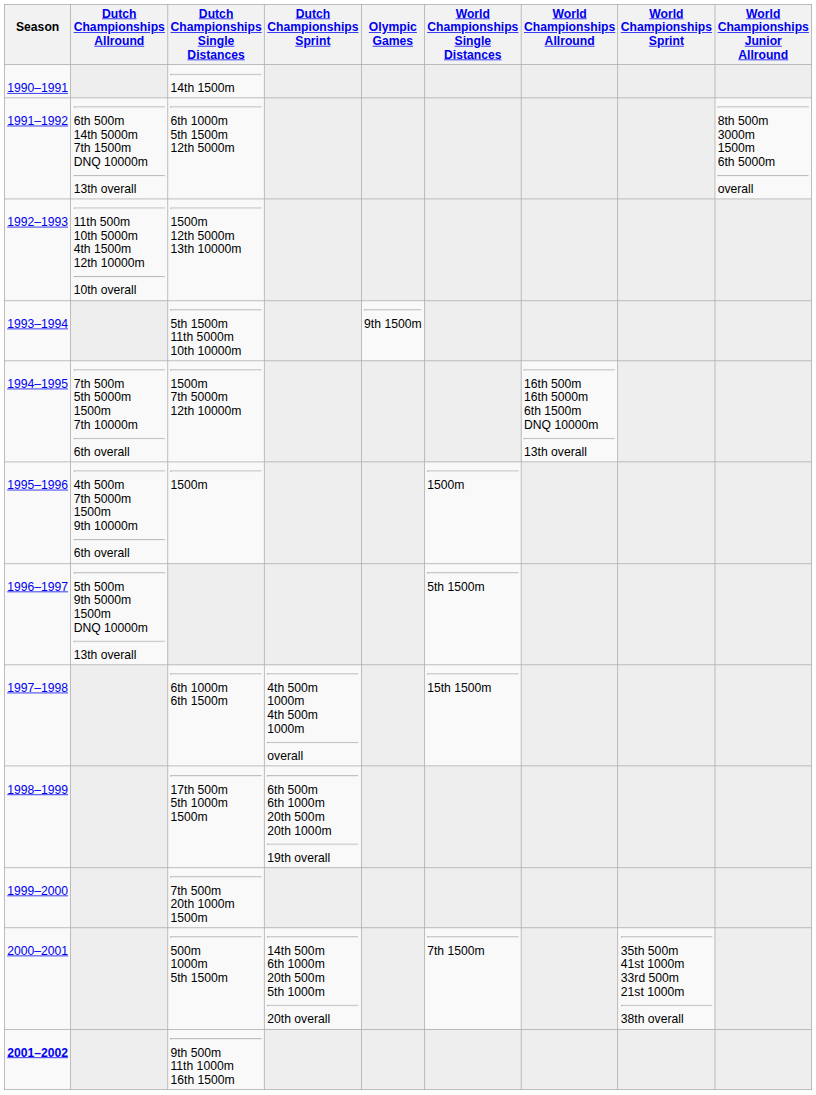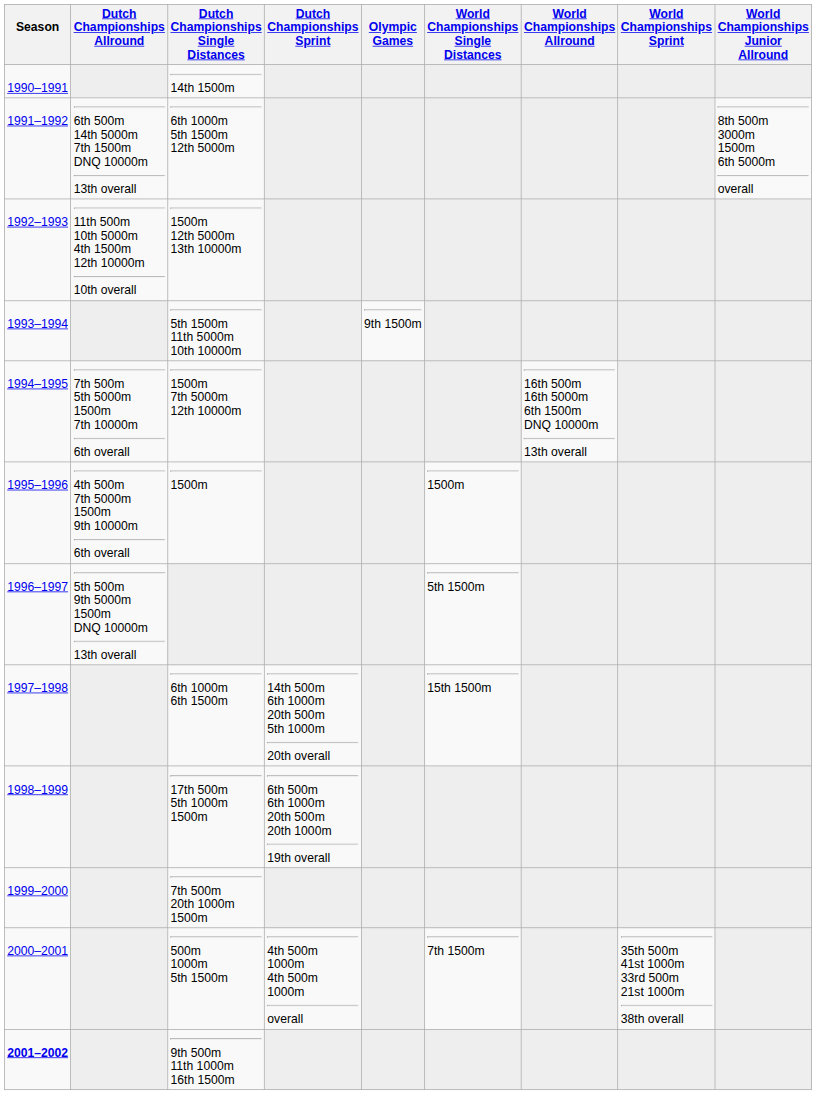(313, 718) 4th 500m 1000m 4th 500m 1000m overall -> (313, 718) 14th 500m 6th 1000m 20th 500m 5th 1000m 20th overall
(313, 981) 14th 500m 6th 1000m 20th 500m 5th 1000m 20th overall -> (313, 981) 4th 500m 1000m 4th 500m 1000m overall
